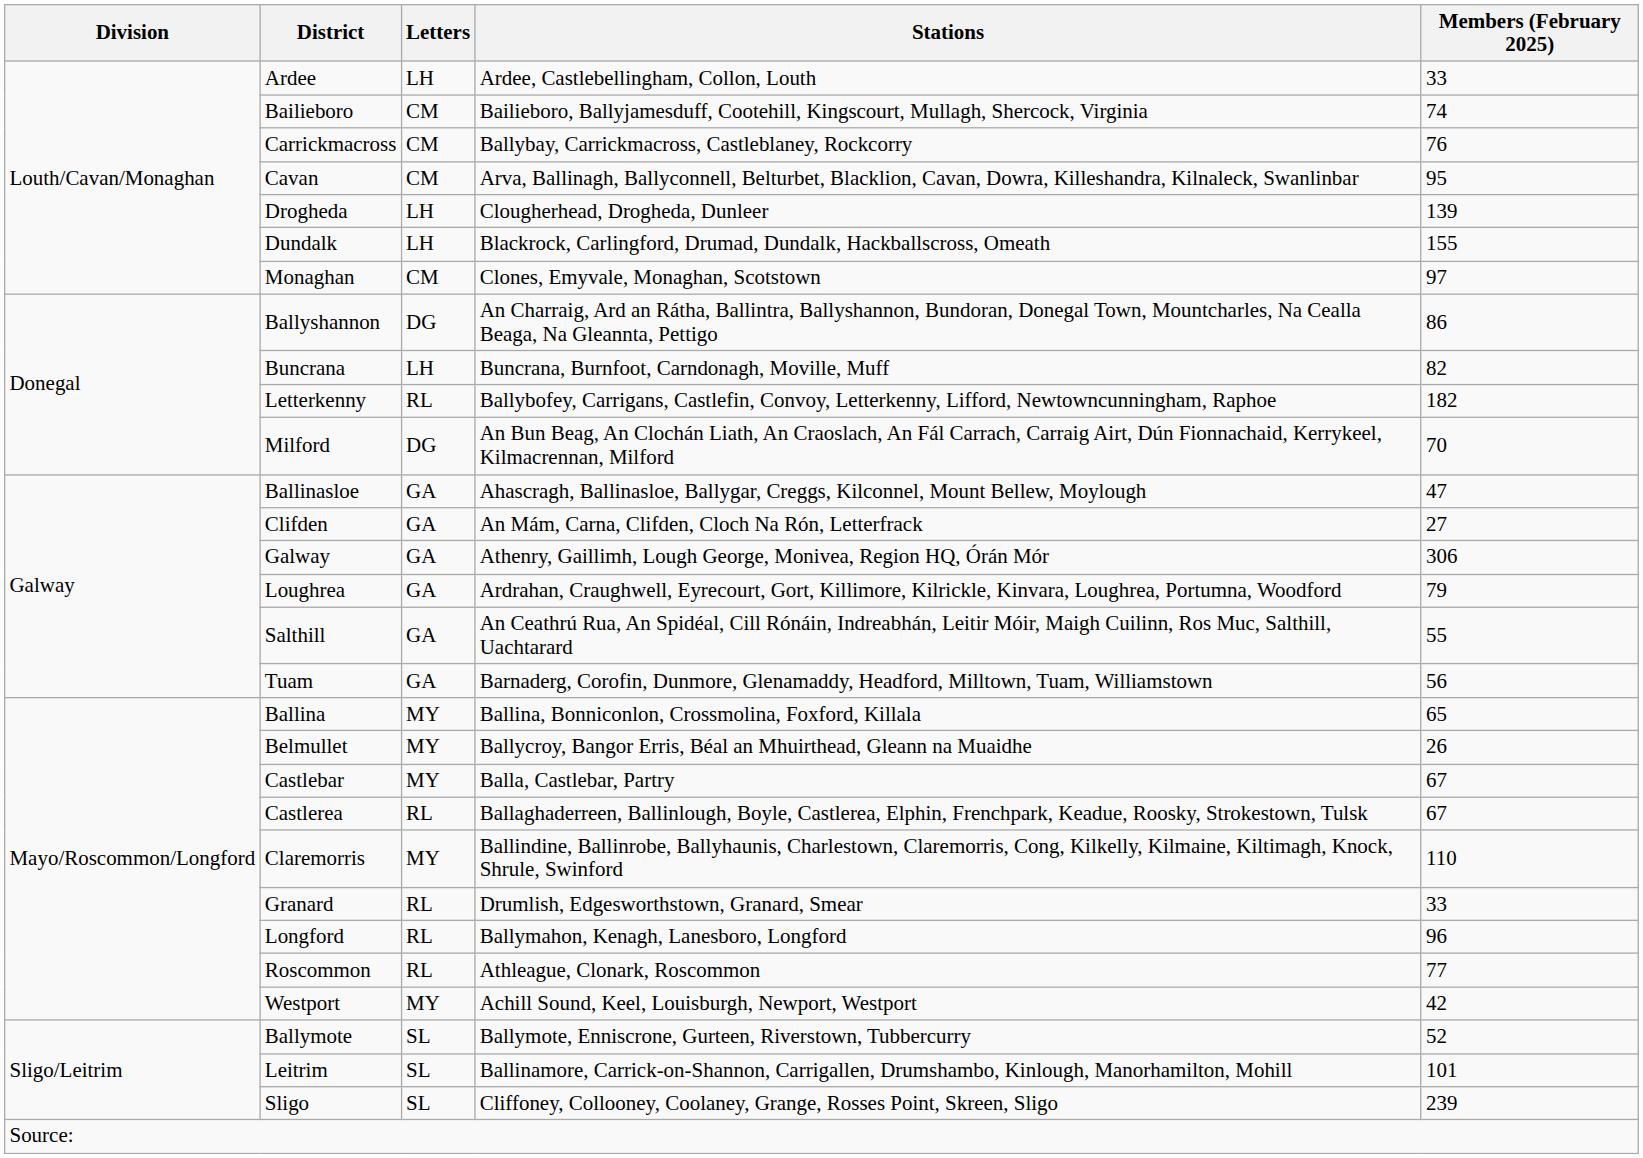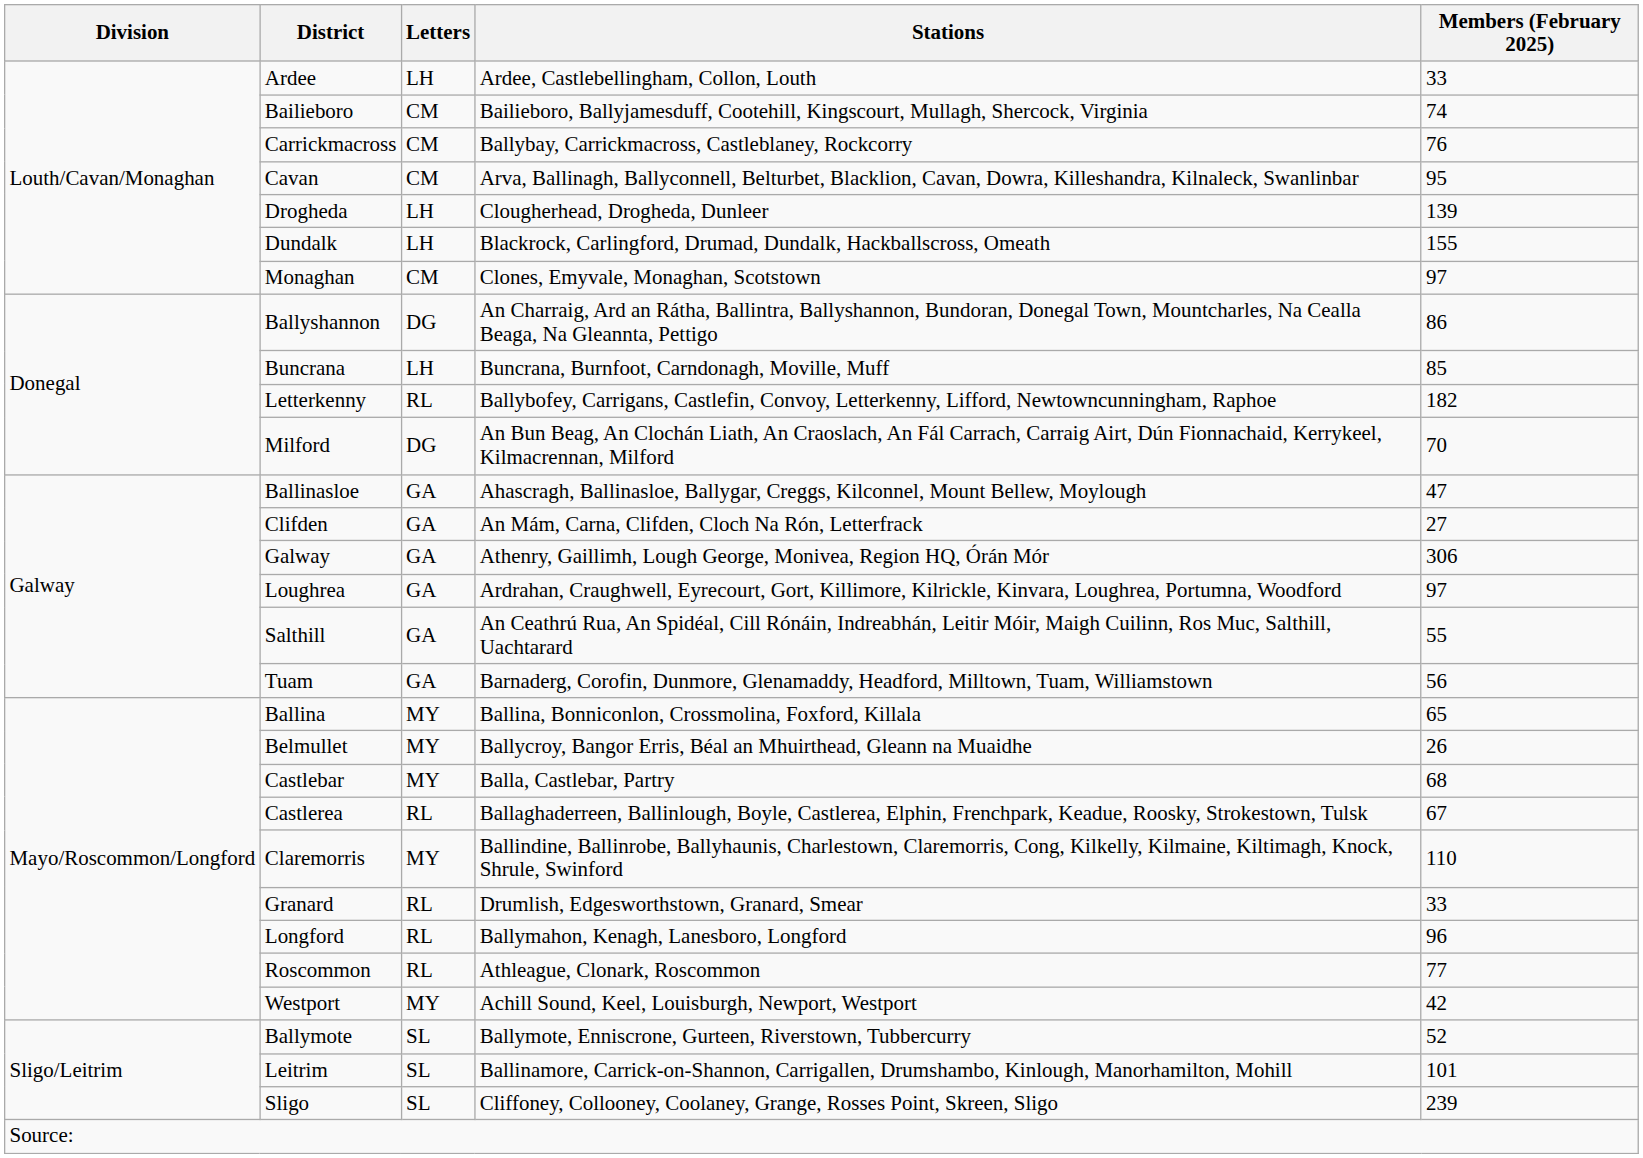(1437, 367) 82 -> (1437, 367) 85
(1437, 590) 79 -> (1437, 590) 97
(1437, 780) 67 -> (1437, 780) 68
